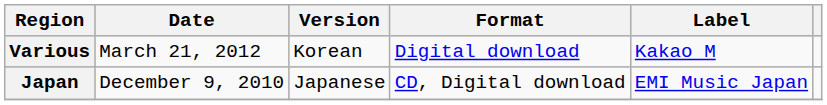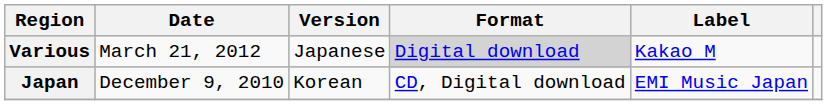(328, 52) Korean -> (339, 52) Japanese
(487, 52) no background -> (487, 52) lightgrey background
(339, 83) Japanese -> (328, 83) Korean
